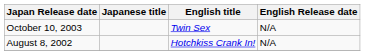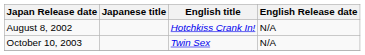rows swapped: (39, 43) <-> (44, 27)
